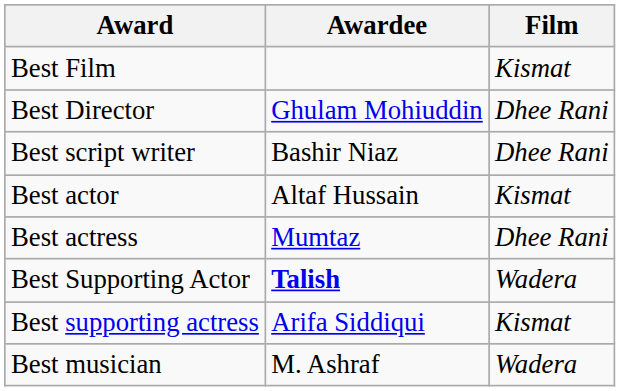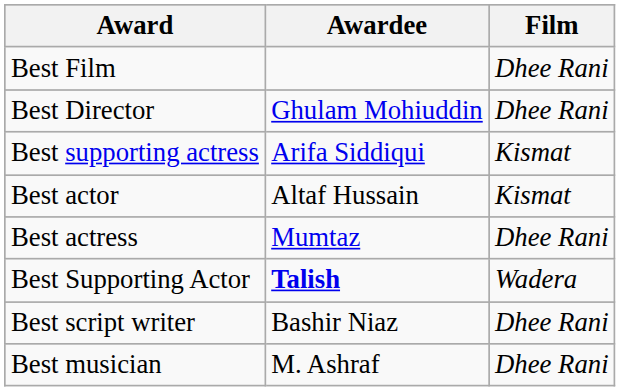(533, 68) Kismat -> (552, 68) Dhee Rani
rows swapped: (103, 152) <-> (135, 322)
(536, 364) Wadera -> (552, 364) Dhee Rani
